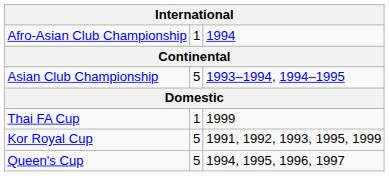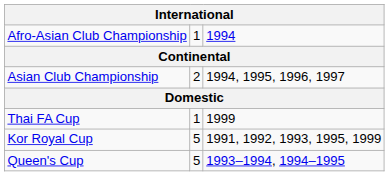(197, 77) 5 -> (197, 77) 2
(276, 77) 1993–1994, 1994–1995 -> (276, 77) 1994, 1995, 1996, 1997
(276, 160) 1994, 1995, 1996, 1997 -> (276, 160) 1993–1994, 1994–1995
